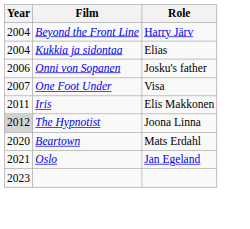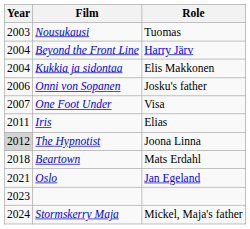+ row: (62, 31)
(156, 50) Elias -> (179, 68) Elis Makkonen
(179, 104) Elis Makkonen -> (156, 123) Elias
(19, 141) 2020 -> (19, 159) 2018
+ row: (77, 214)
